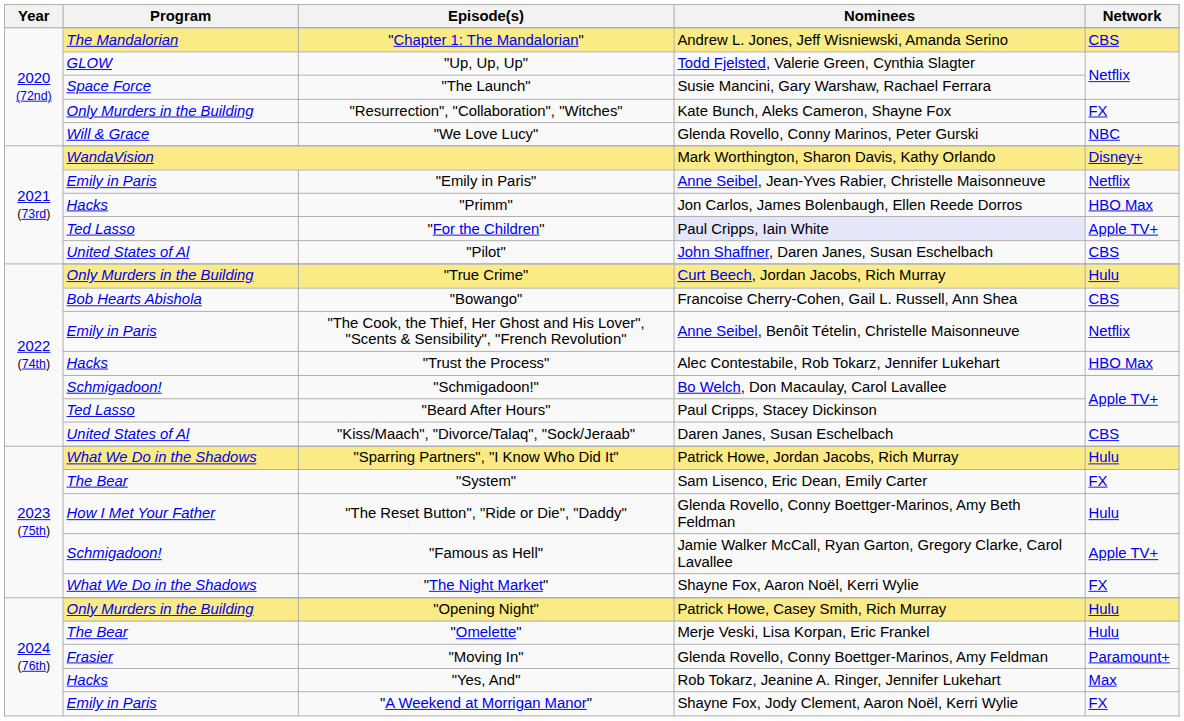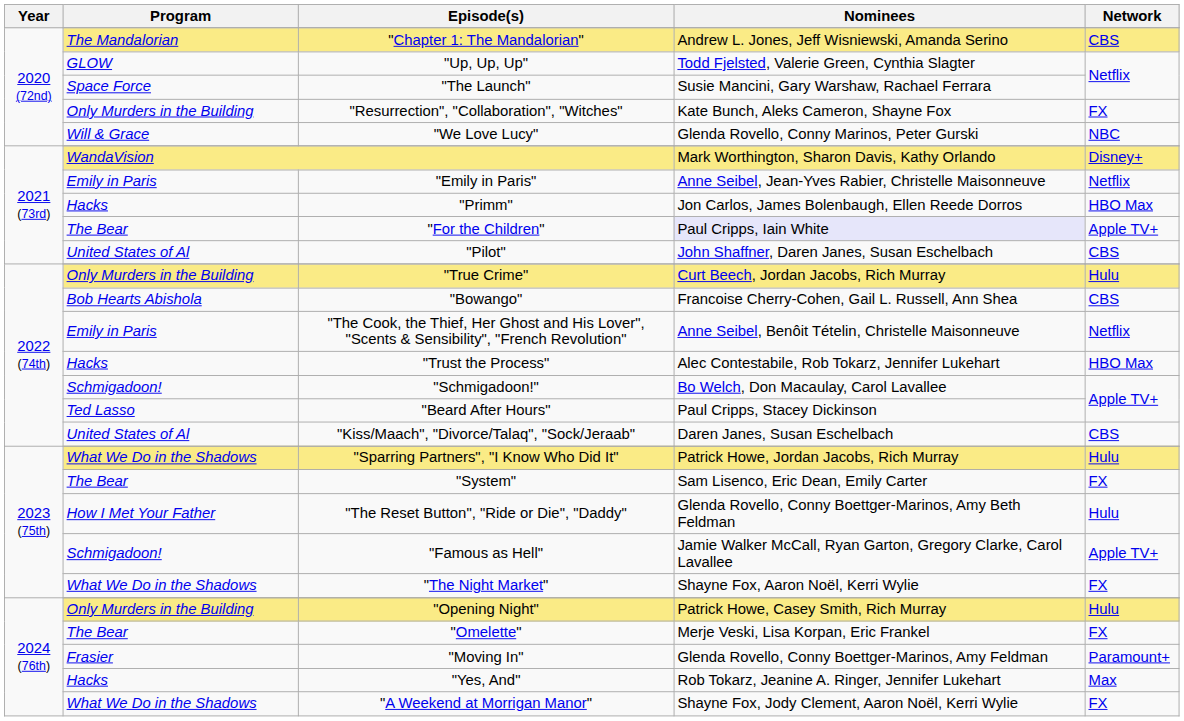(101, 228) Ted Lasso -> (97, 228) The Bear
(1104, 632) Hulu -> (1098, 632) FX
(112, 703) Emily in Paris -> (162, 703) What We Do in the Shadows
